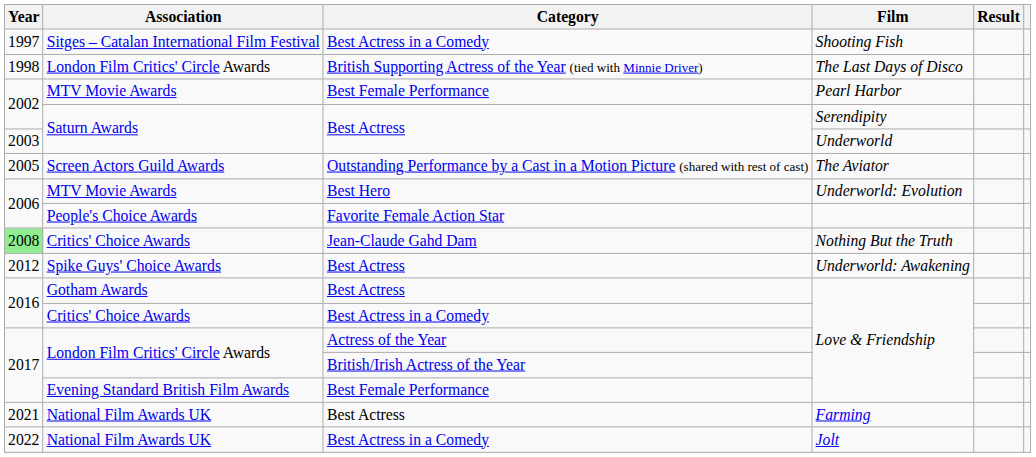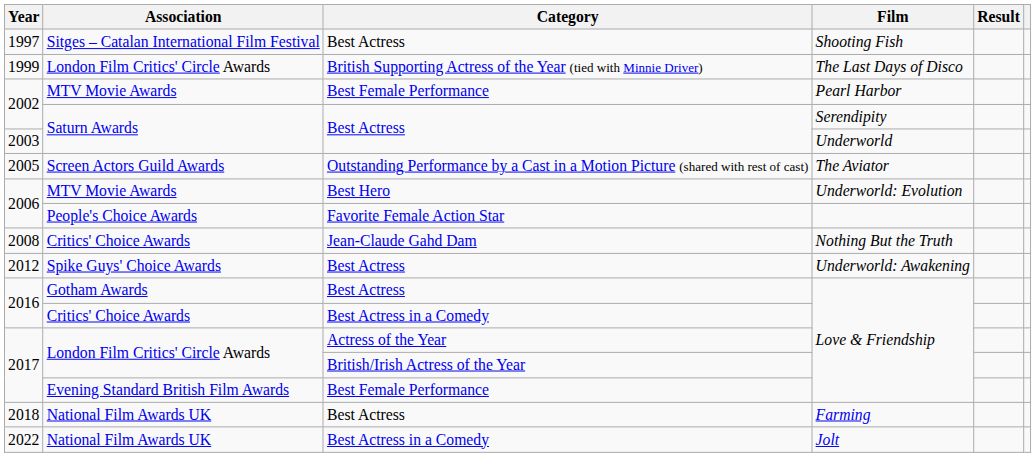(408, 41) Best Actress in a Comedy -> (366, 41) Best Actress
(24, 66) 1998 -> (24, 66) 1999
(24, 240) lightgreen background -> (24, 240) no background
(24, 414) 2021 -> (24, 414) 2018
